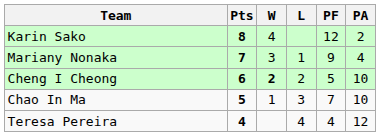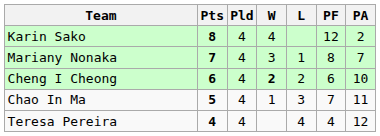+ column: (242, 15)
(331, 57) 9 -> (331, 57) 8
(361, 57) 4 -> (361, 57) 7
(331, 79) 5 -> (331, 79) 6
(361, 100) 10 -> (361, 100) 11
